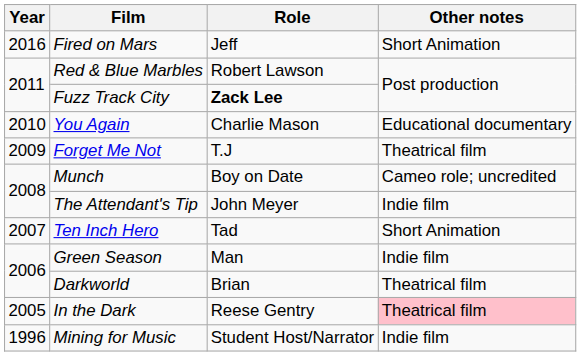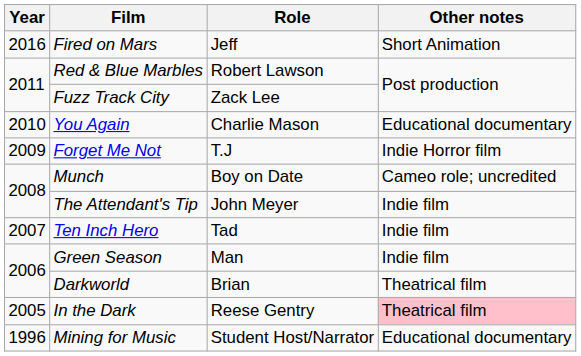(247, 97) bold -> (245, 97) normal
(434, 151) Theatrical film -> (442, 151) Indie Horror film
(441, 230) Short Animation -> (415, 230) Indie film
(415, 337) Indie film -> (477, 337) Educational documentary
